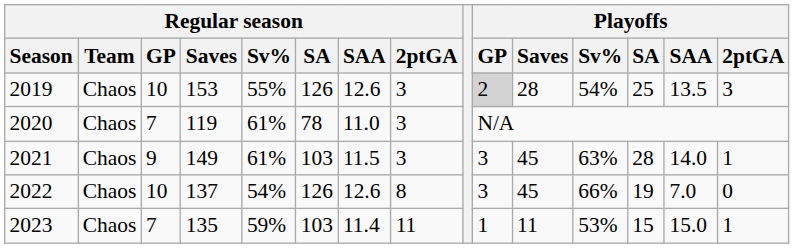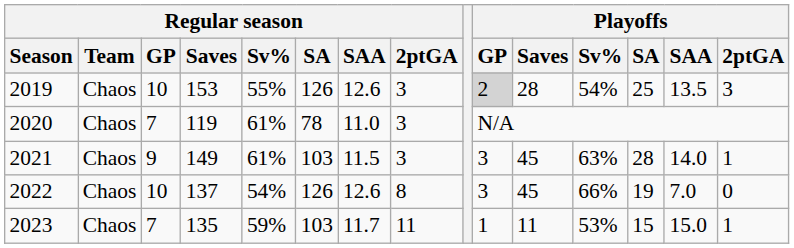(361, 225) 11.4 -> (361, 225) 11.7
